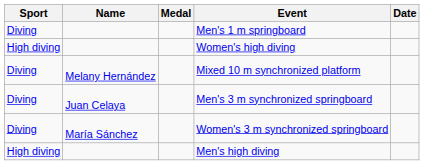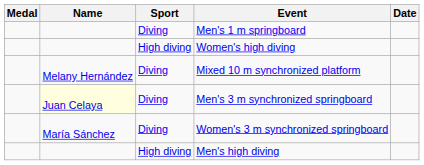columns swapped: (176, 13) <-> (34, 13)
(95, 106) no background -> (72, 106) lightyellow background
